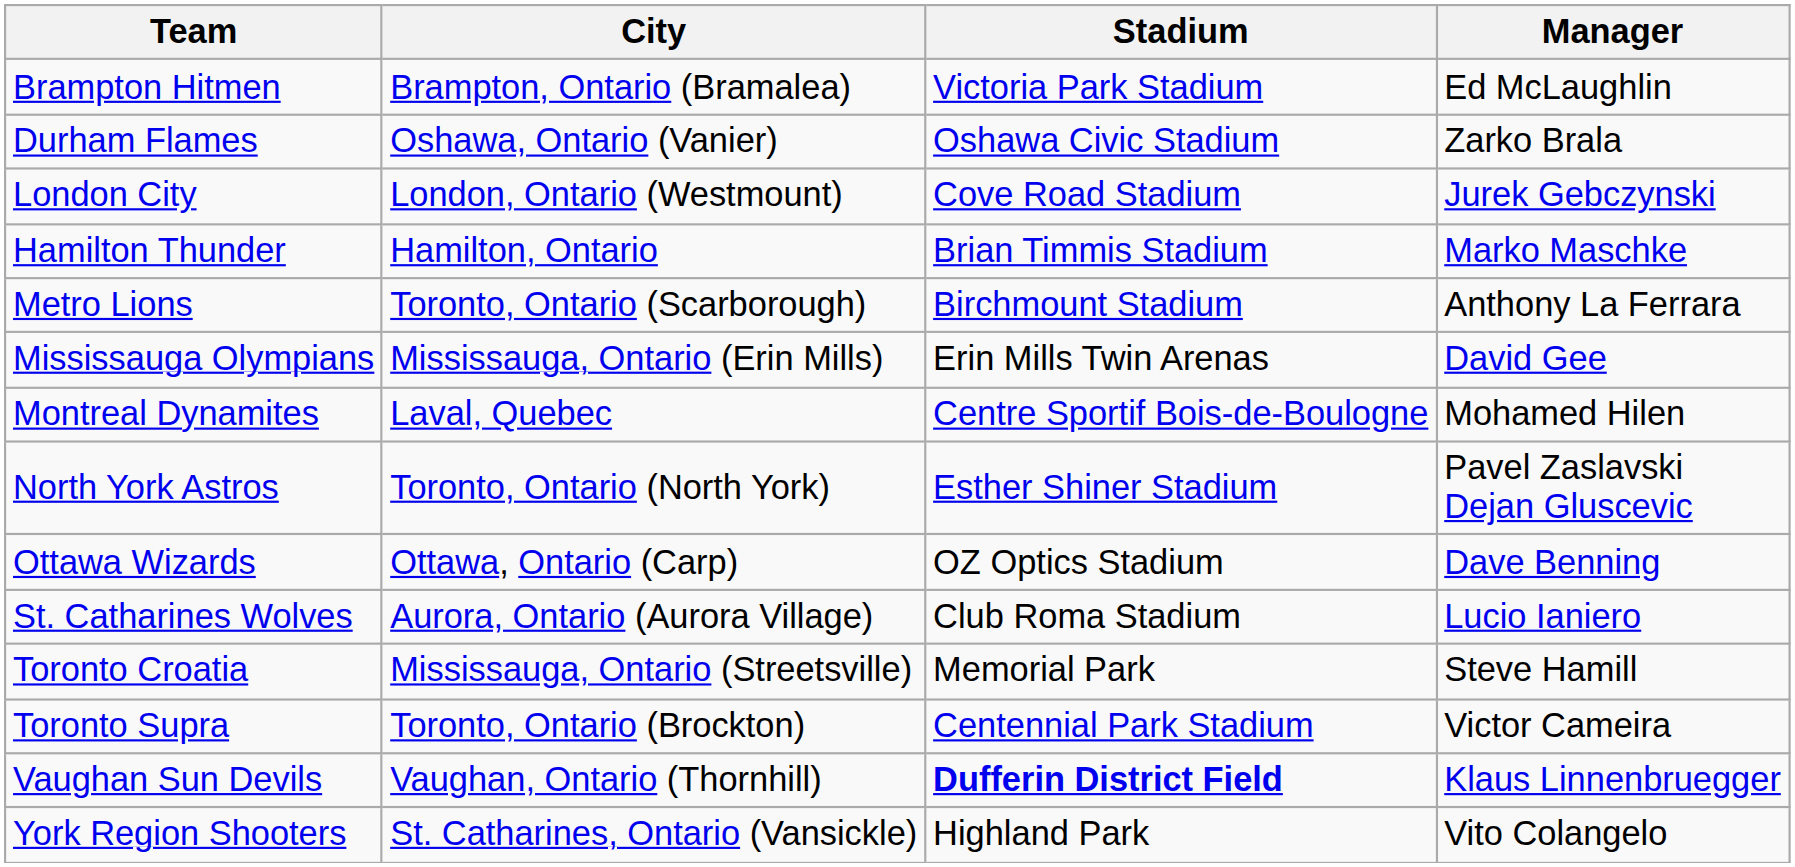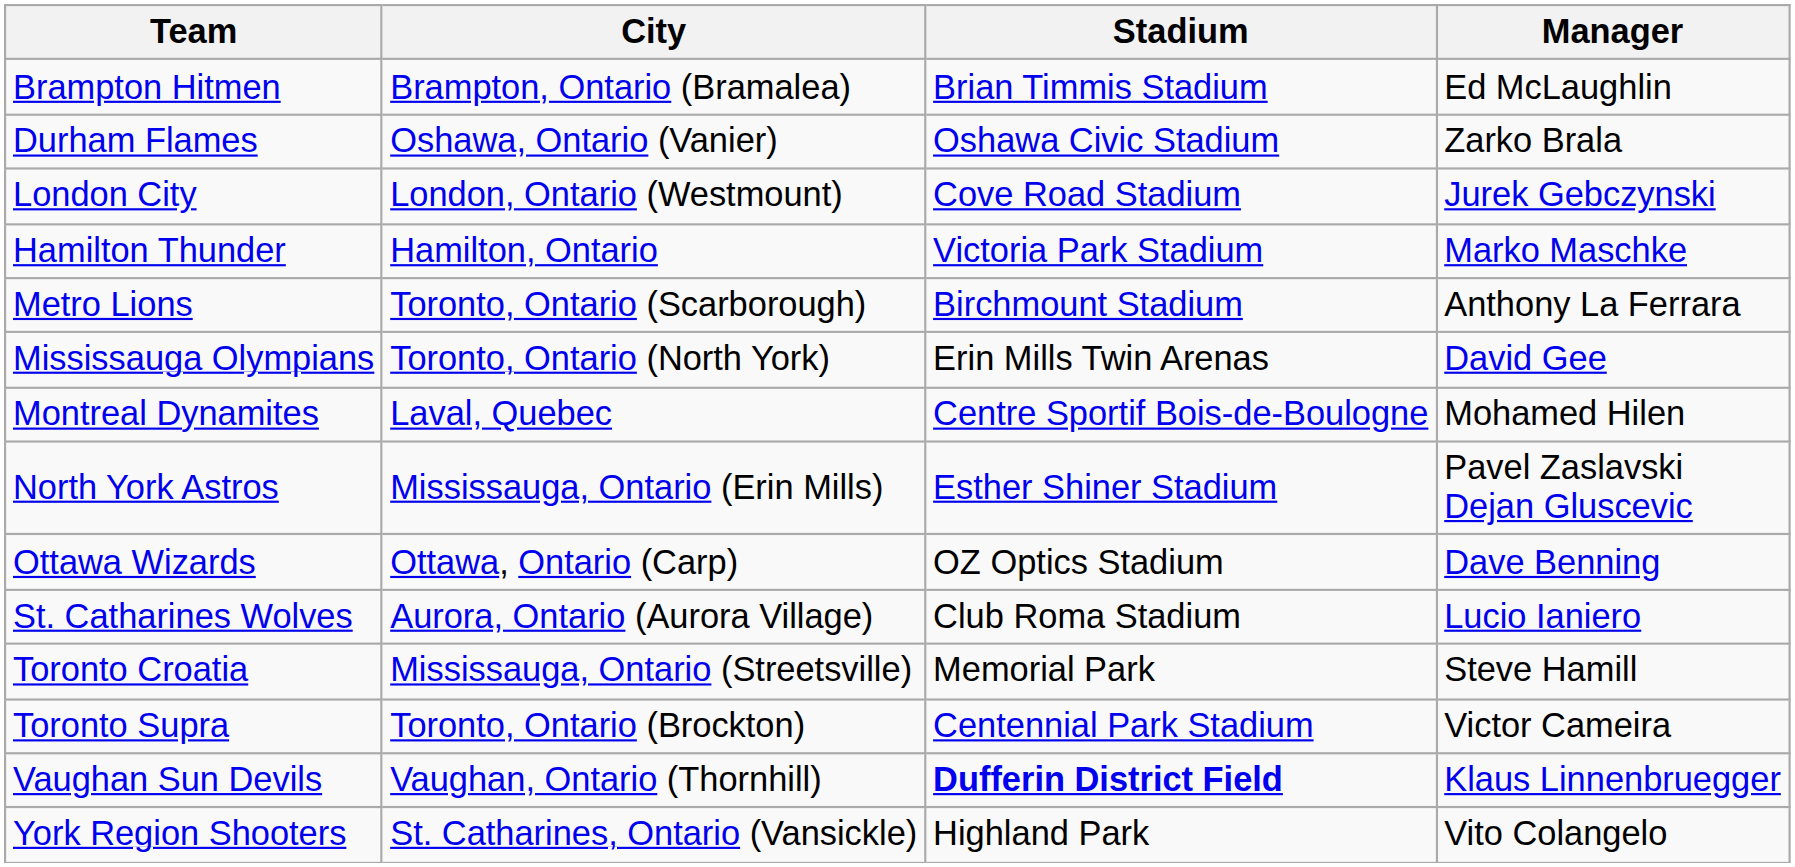(1098, 86) Victoria Park Stadium -> (1100, 86) Brian Timmis Stadium
(1100, 250) Brian Timmis Stadium -> (1098, 250) Victoria Park Stadium
(637, 359) Mississauga, Ontario (Erin Mills) -> (610, 359) Toronto, Ontario (North York)
(610, 487) Toronto, Ontario (North York) -> (637, 487) Mississauga, Ontario (Erin Mills)
